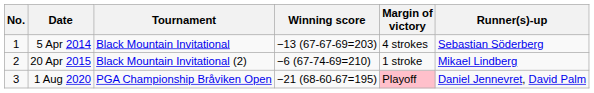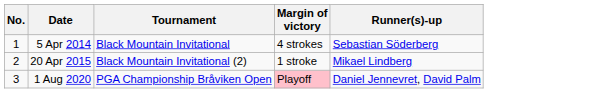- column: (327, 20)
